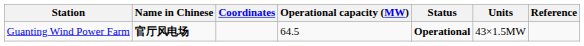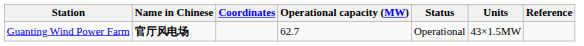(290, 31) 64.5 -> (290, 31) 62.7
(442, 31) bold -> (440, 31) normal
